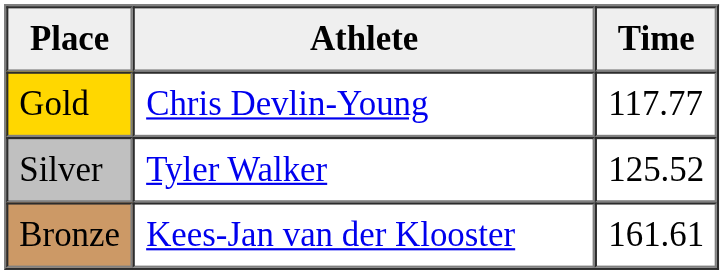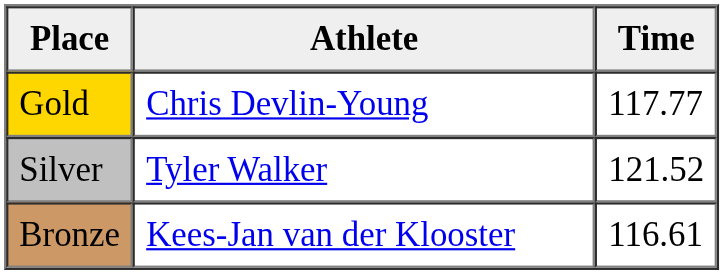(656, 169) 125.52 -> (656, 169) 121.52
(656, 234) 161.61 -> (656, 234) 116.61
